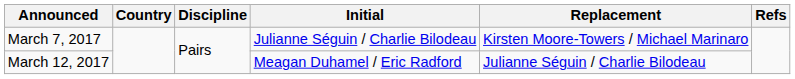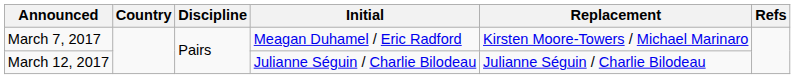(365, 39) Julianne Séguin / Charlie Bilodeau -> (358, 39) Meagan Duhamel / Eric Radford
(358, 62) Meagan Duhamel / Eric Radford -> (365, 62) Julianne Séguin / Charlie Bilodeau
